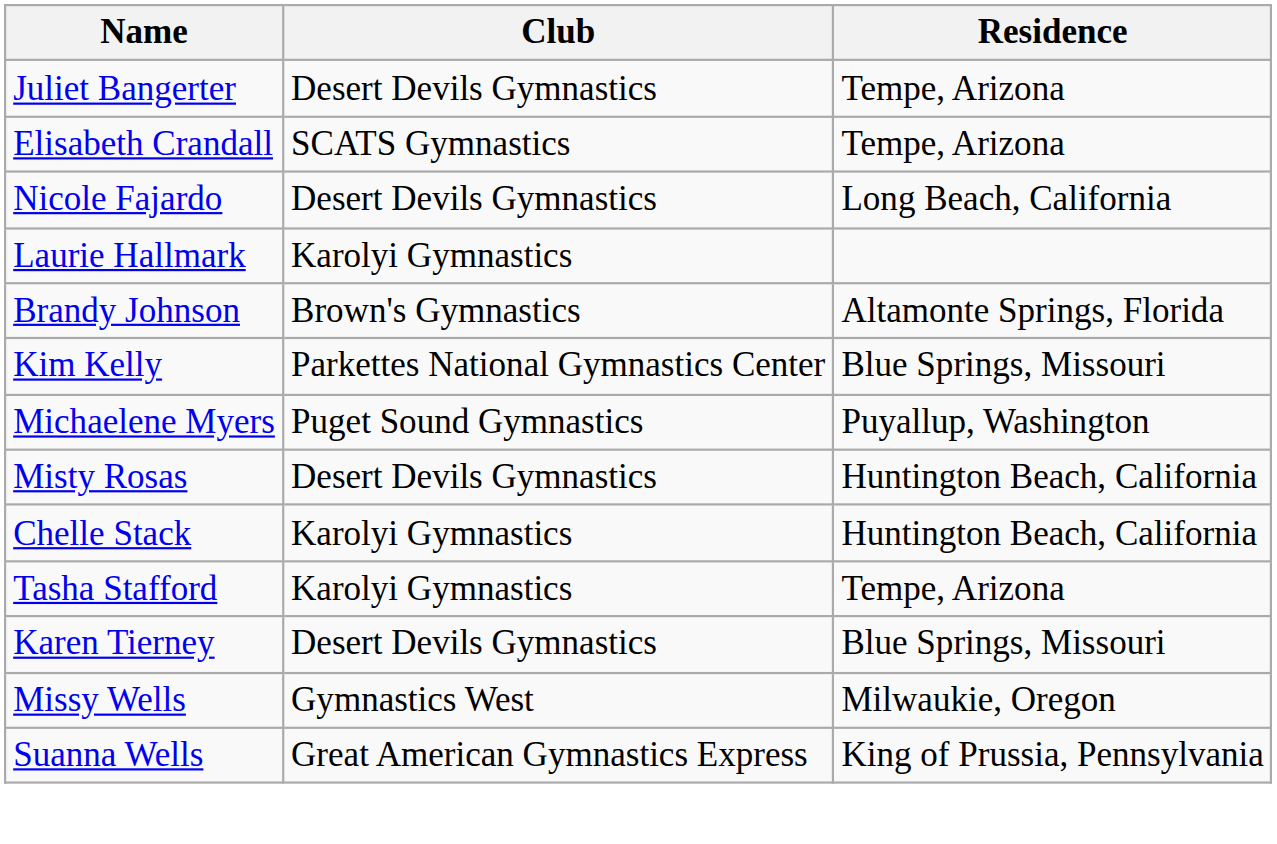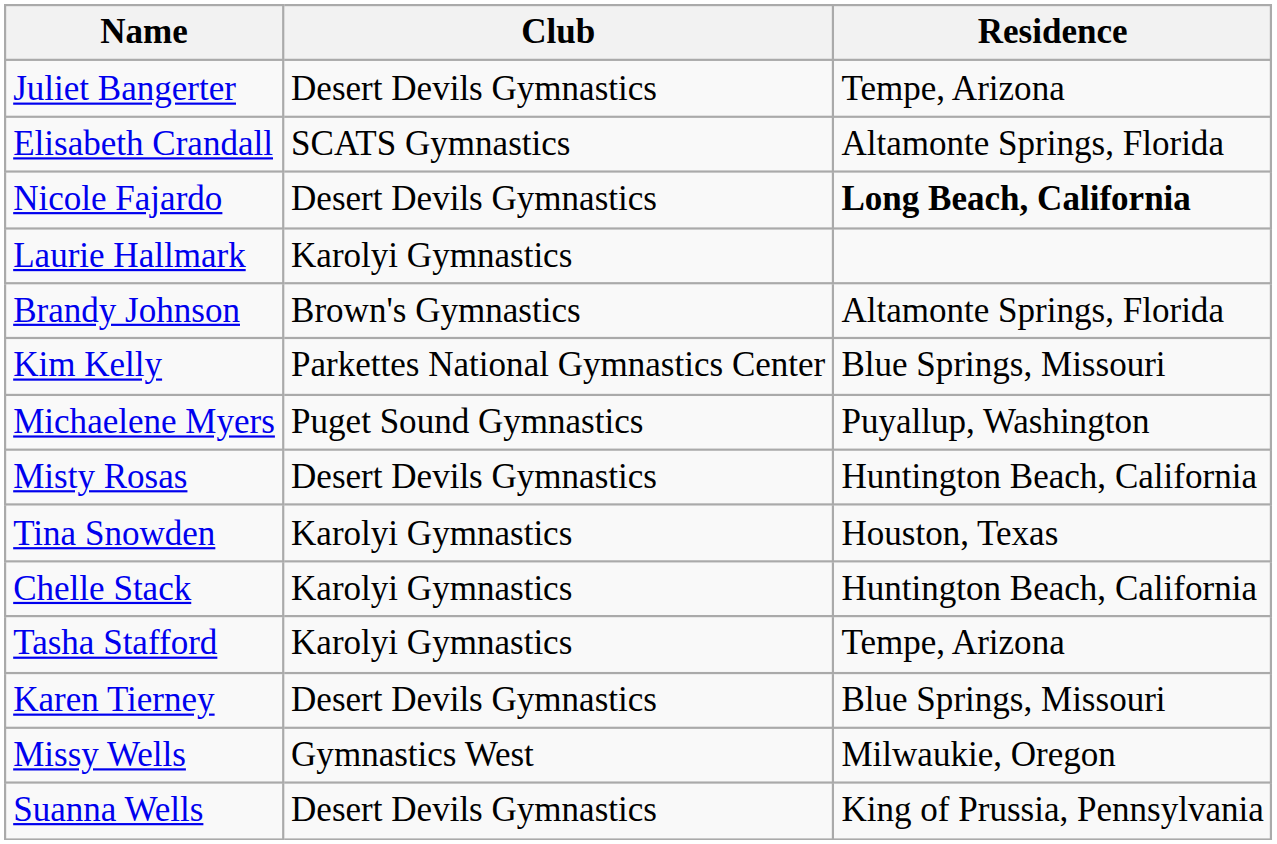(953, 143) Tempe, Arizona -> (1033, 143) Altamonte Springs, Florida
(1006, 198) normal -> (1016, 198) bold
+ row: (114, 532)
(549, 754) Great American Gymnastics Express -> (474, 810) Desert Devils Gymnastics
